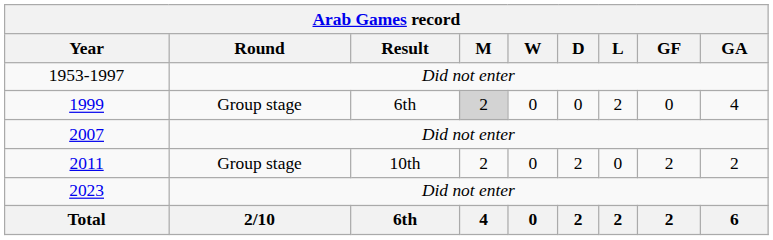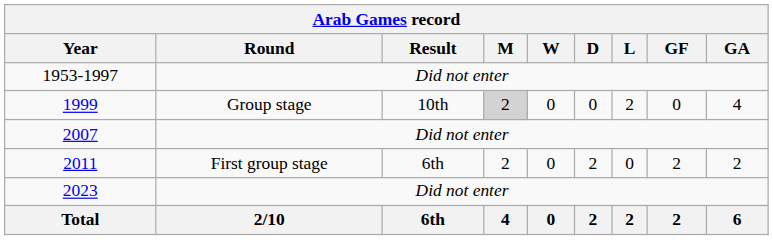(405, 105) 6th -> (433, 105) 10th
(260, 162) Group stage -> (269, 162) First group stage
(405, 162) 10th -> (433, 162) 6th
